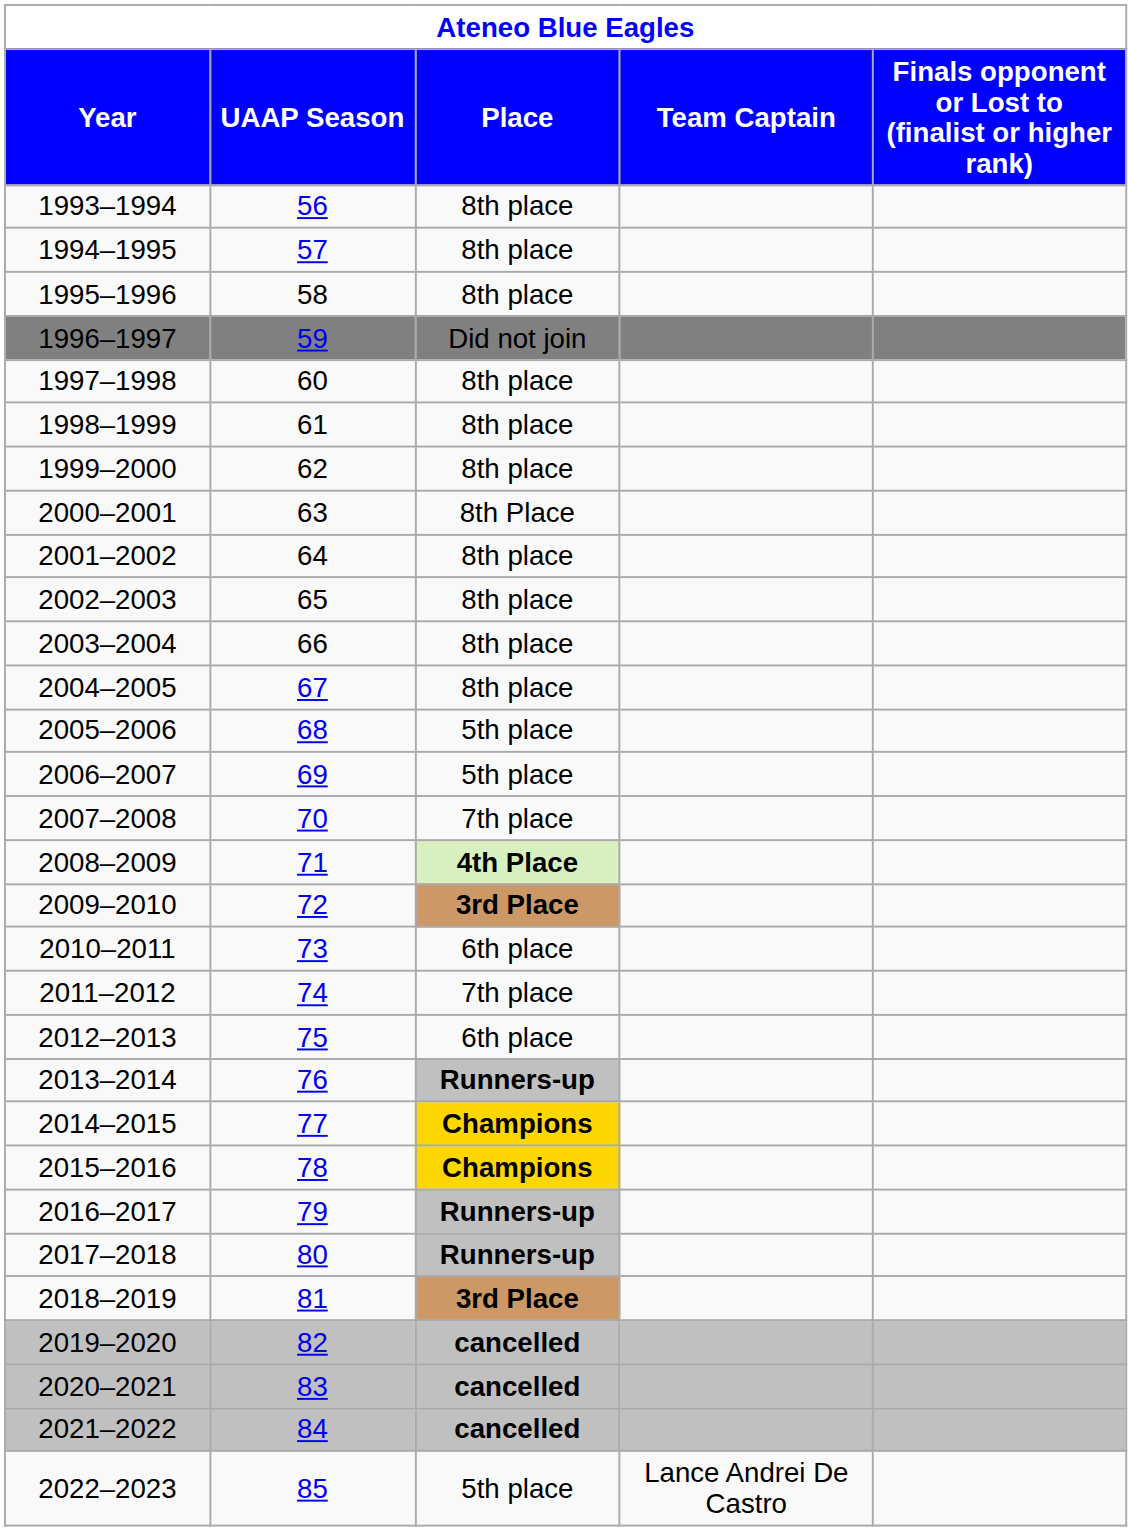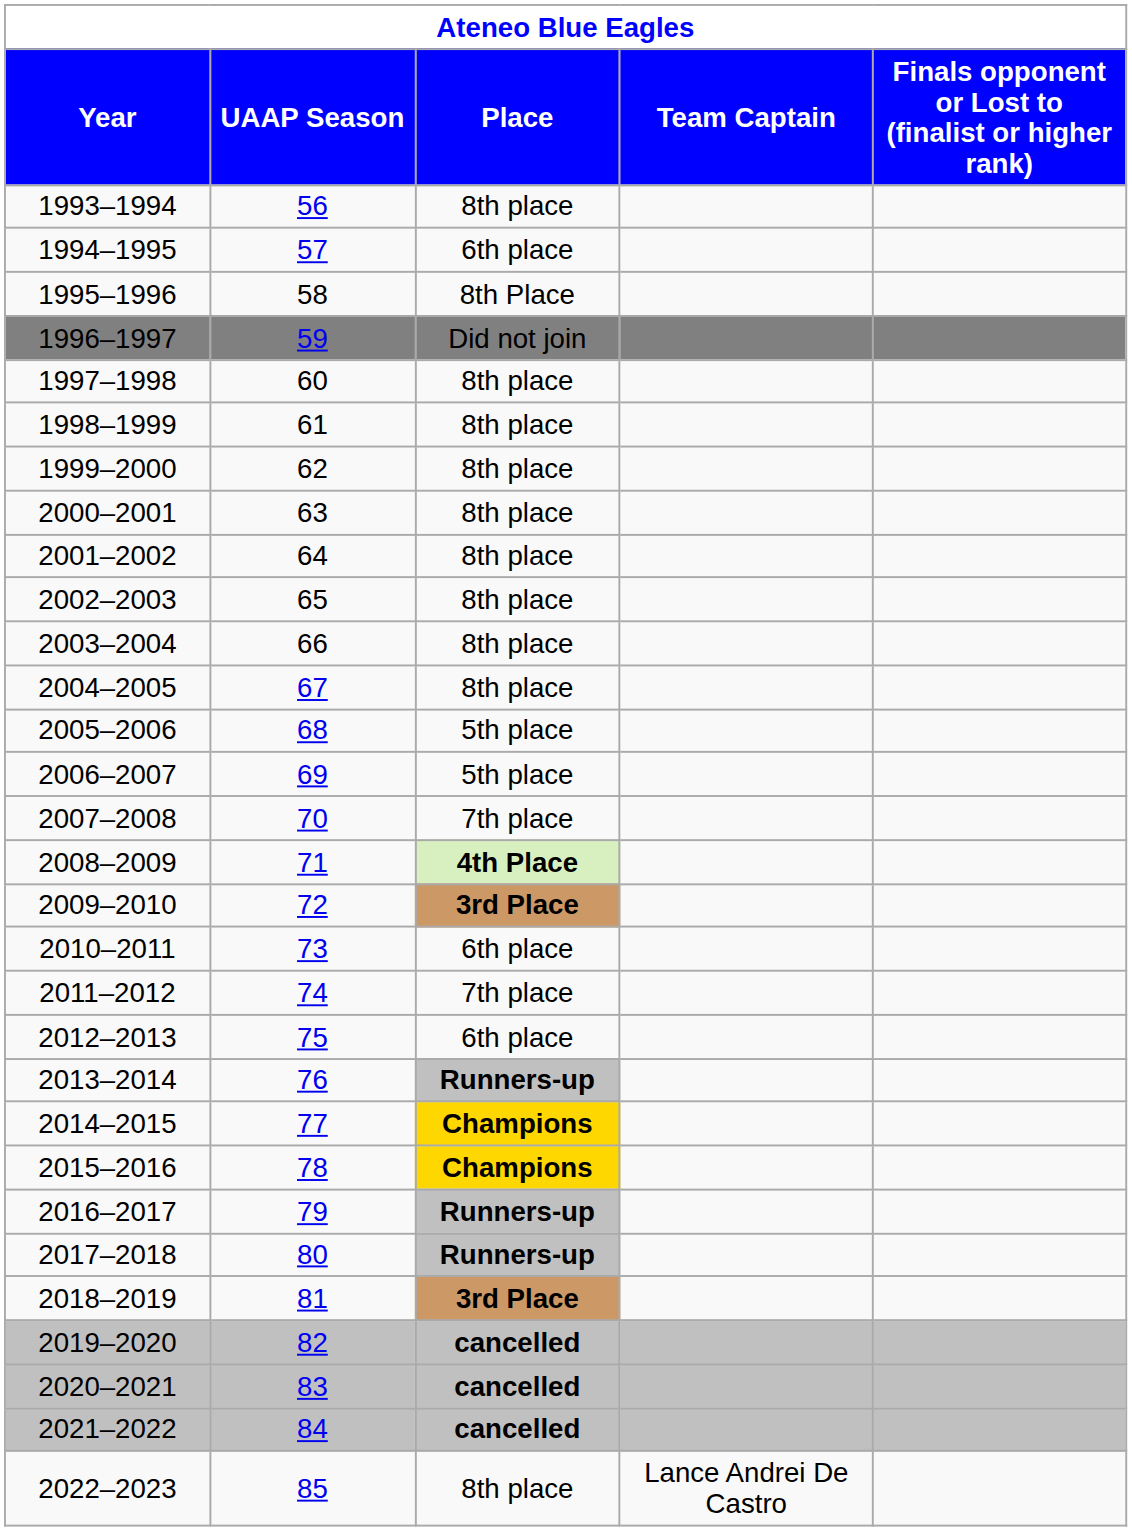(517, 250) 8th place -> (517, 250) 6th place
(517, 294) 8th place -> (517, 294) 8th Place
(517, 512) 8th Place -> (517, 512) 8th place
(517, 1489) 5th place -> (517, 1489) 8th place
